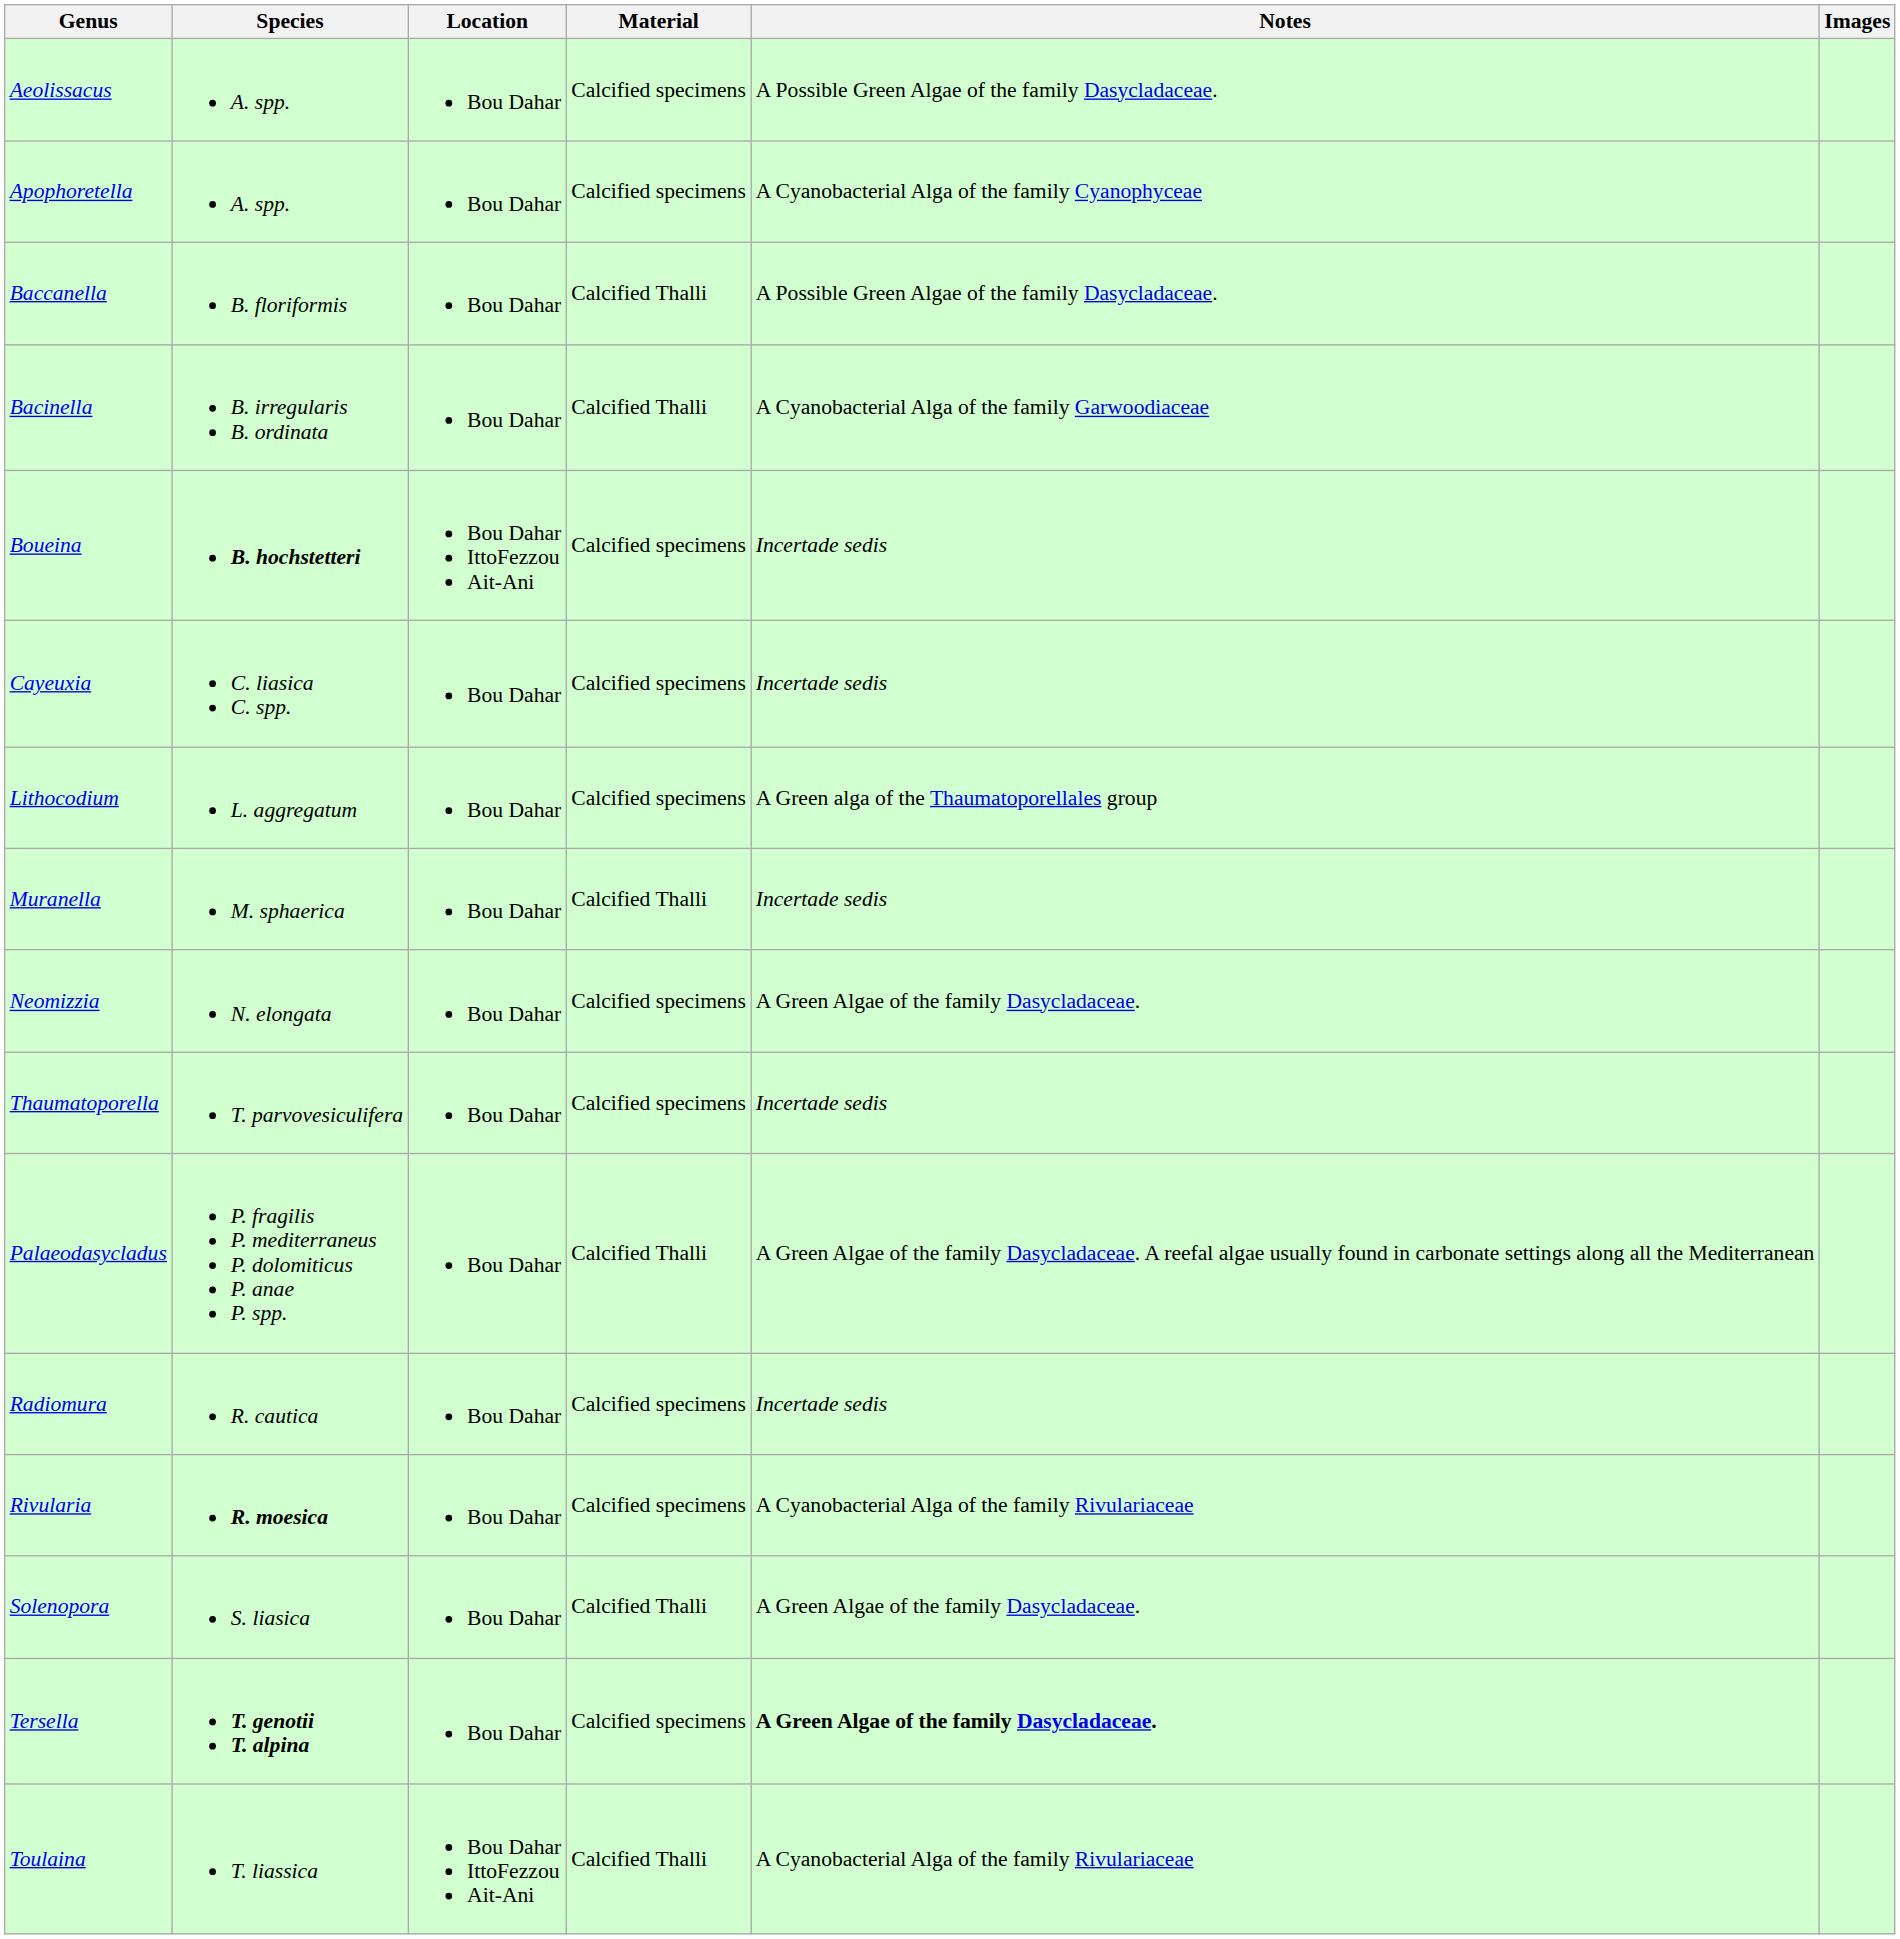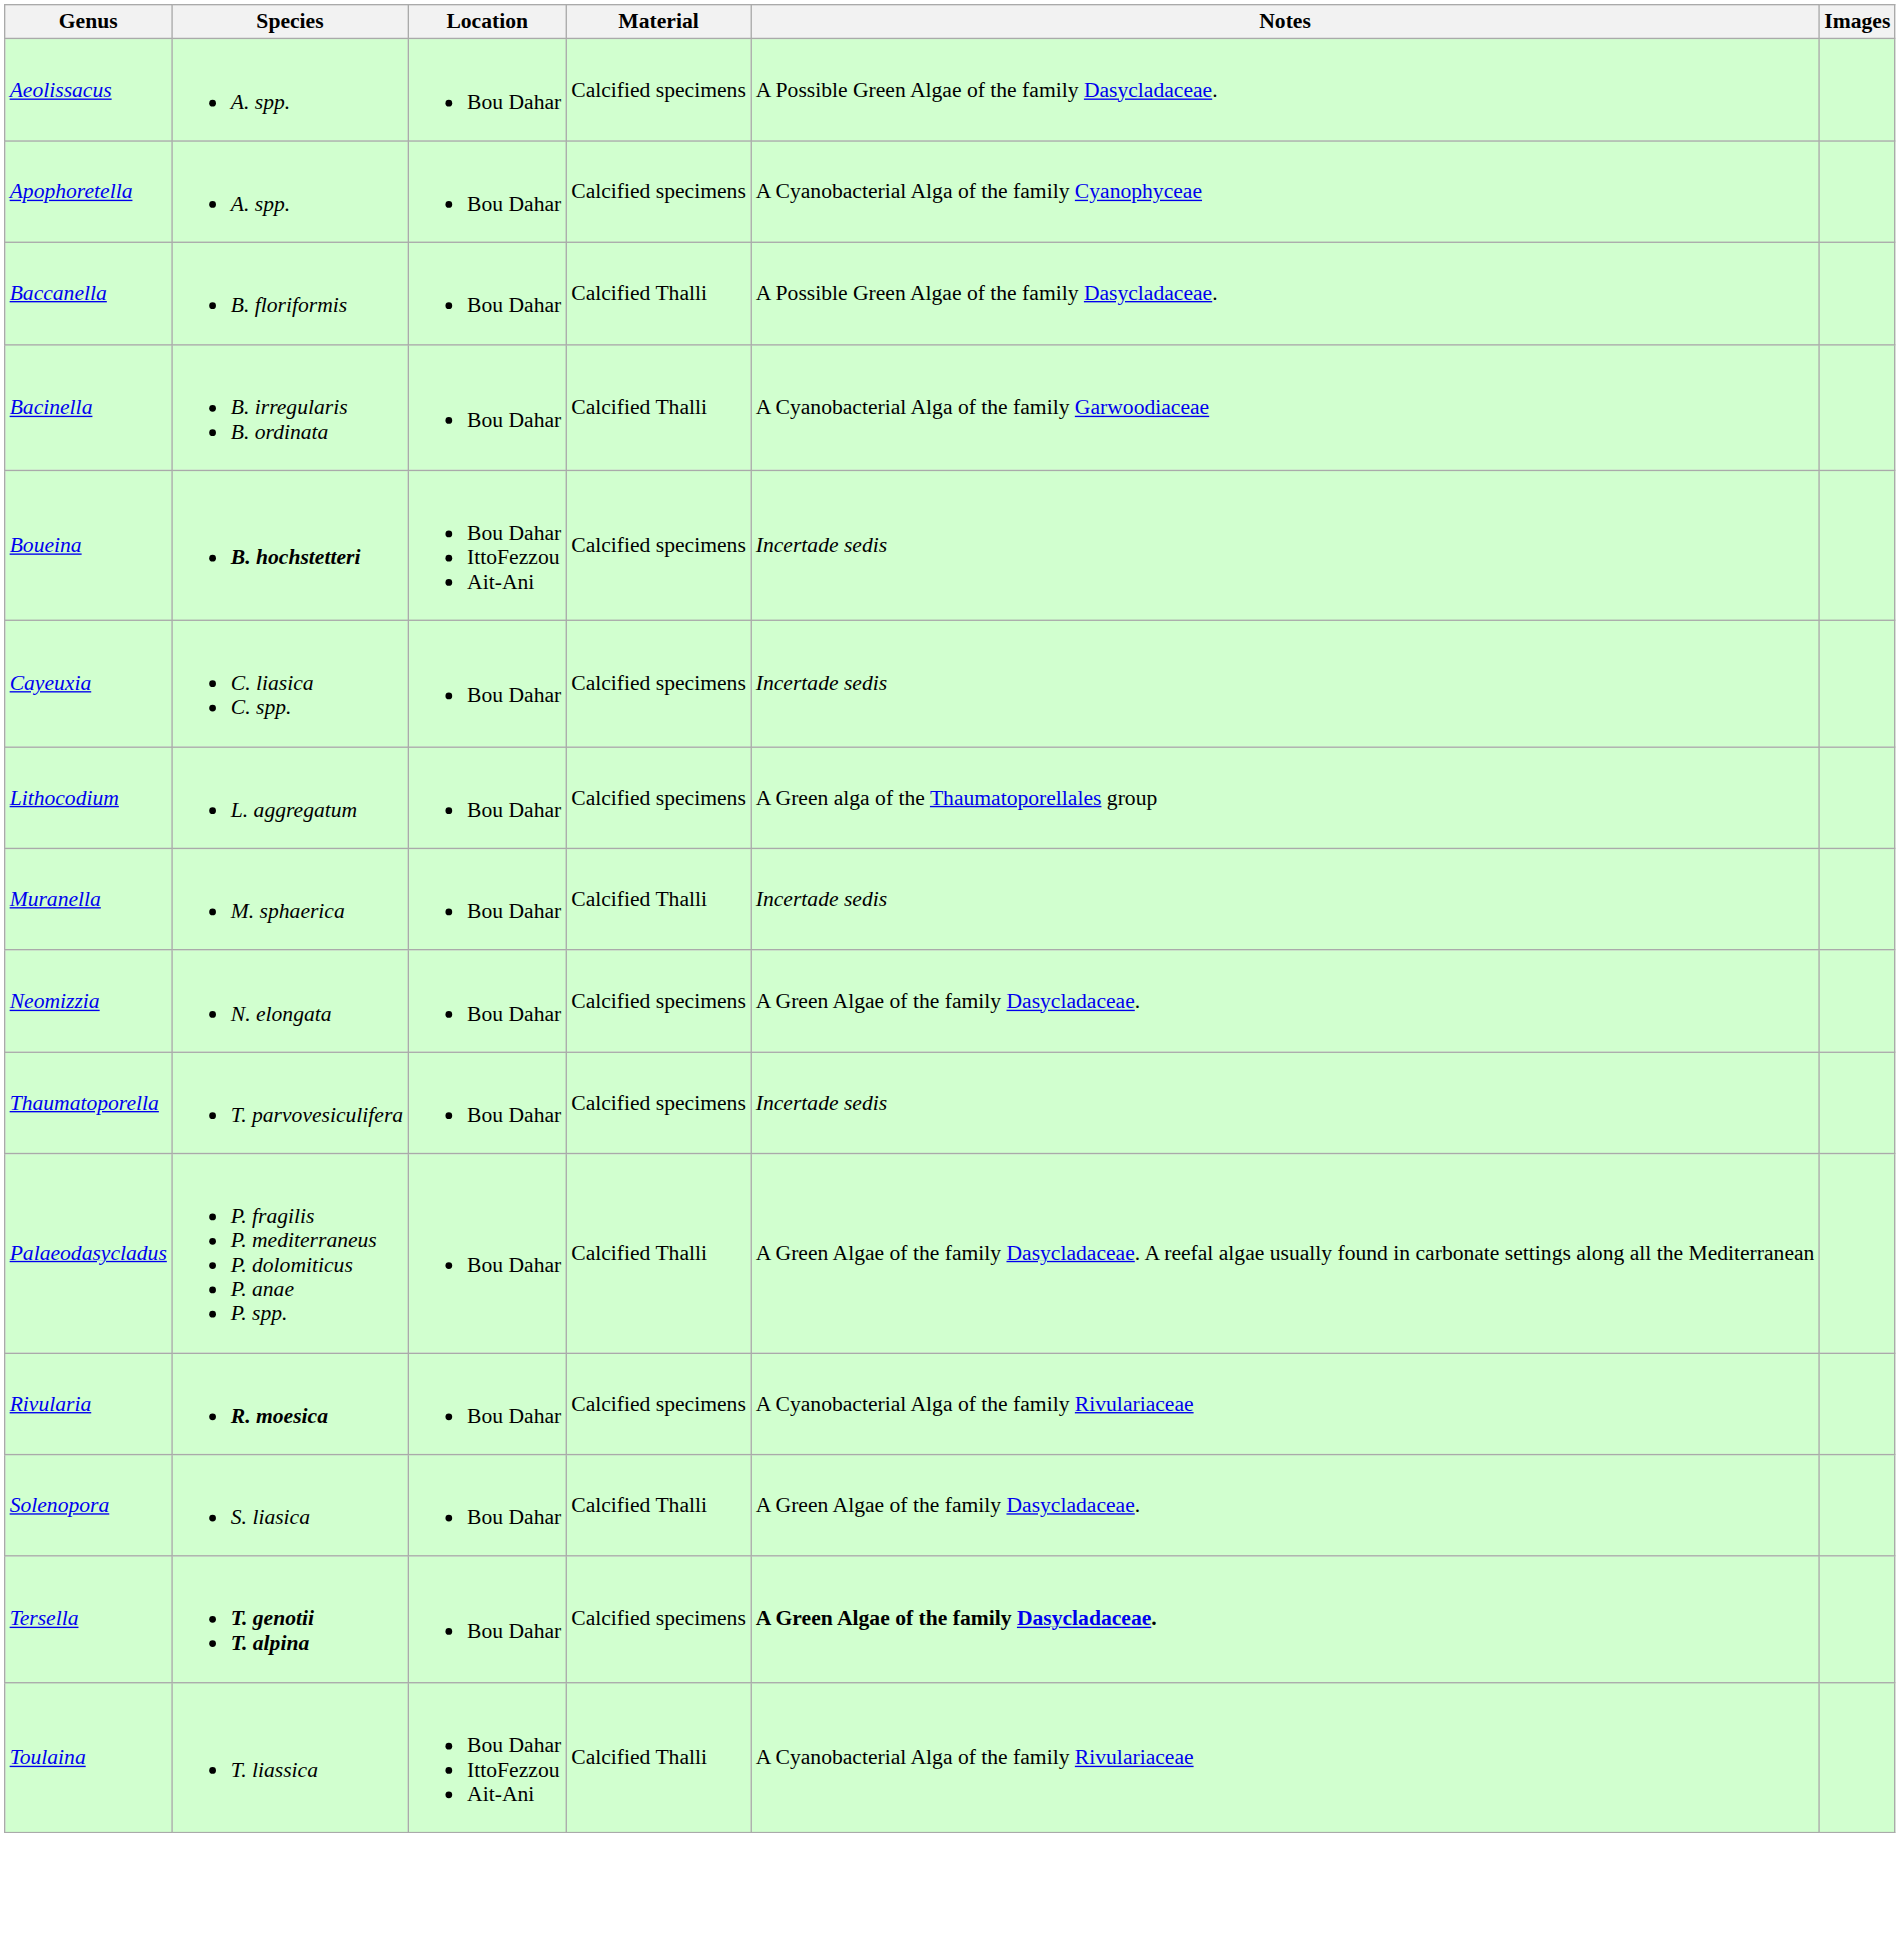- row: (58, 1403)
